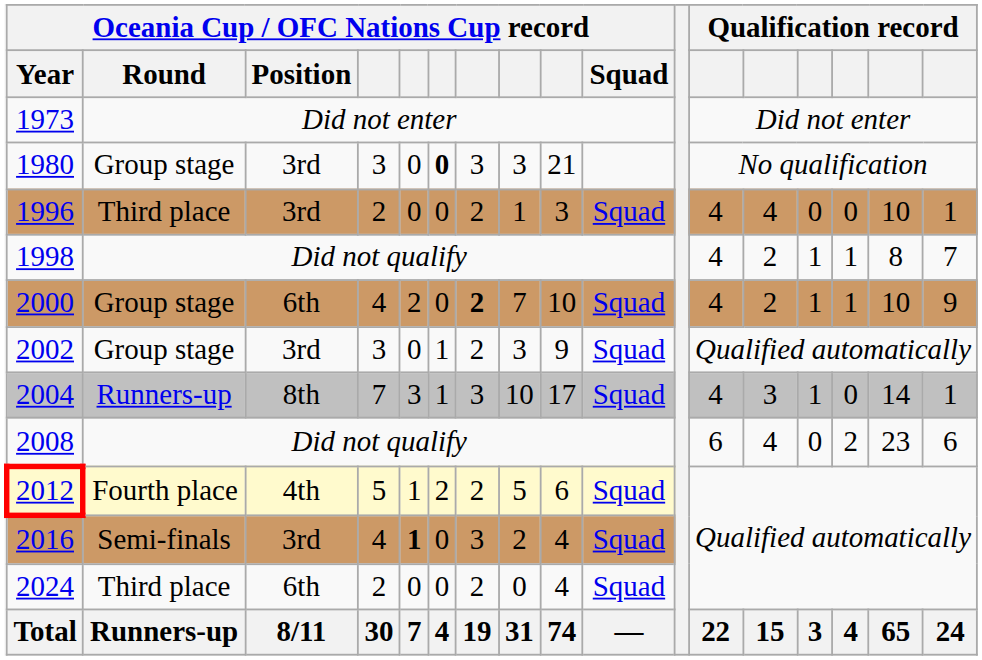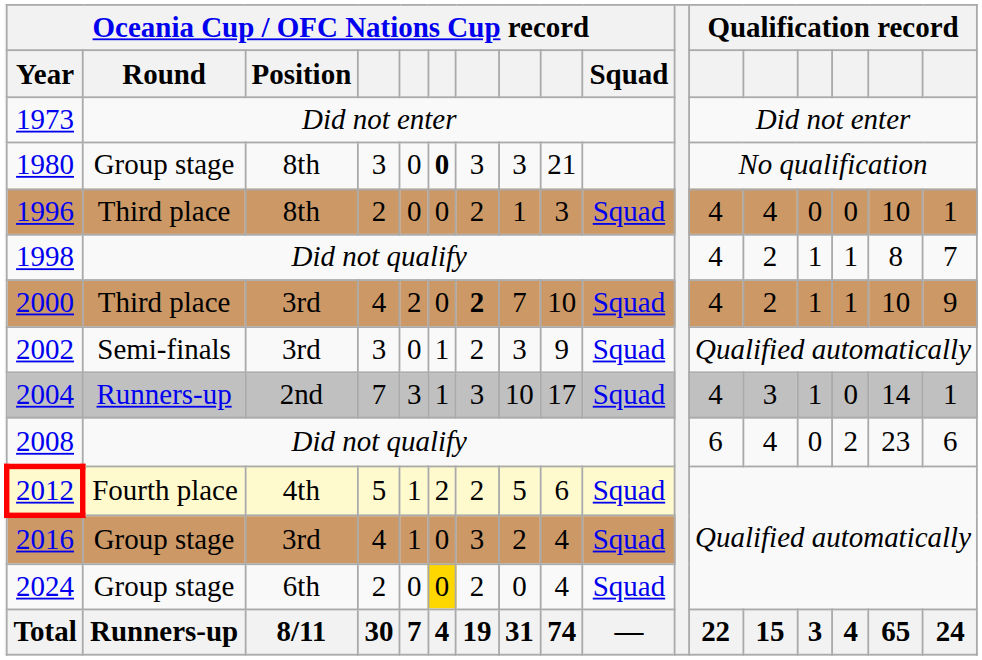(301, 165) 3rd -> (301, 165) 8th
(301, 211) 3rd -> (301, 211) 8th
(164, 303) Group stage -> (164, 303) Third place
(301, 303) 6th -> (301, 303) 3rd
(164, 348) Group stage -> (164, 348) Semi-finals
(301, 394) 8th -> (301, 394) 2nd
(164, 539) Semi-finals -> (164, 539) Group stage
(414, 539) bold -> (414, 539) normal
(164, 585) Third place -> (164, 585) Group stage
(442, 585) no background -> (442, 585) gold background
